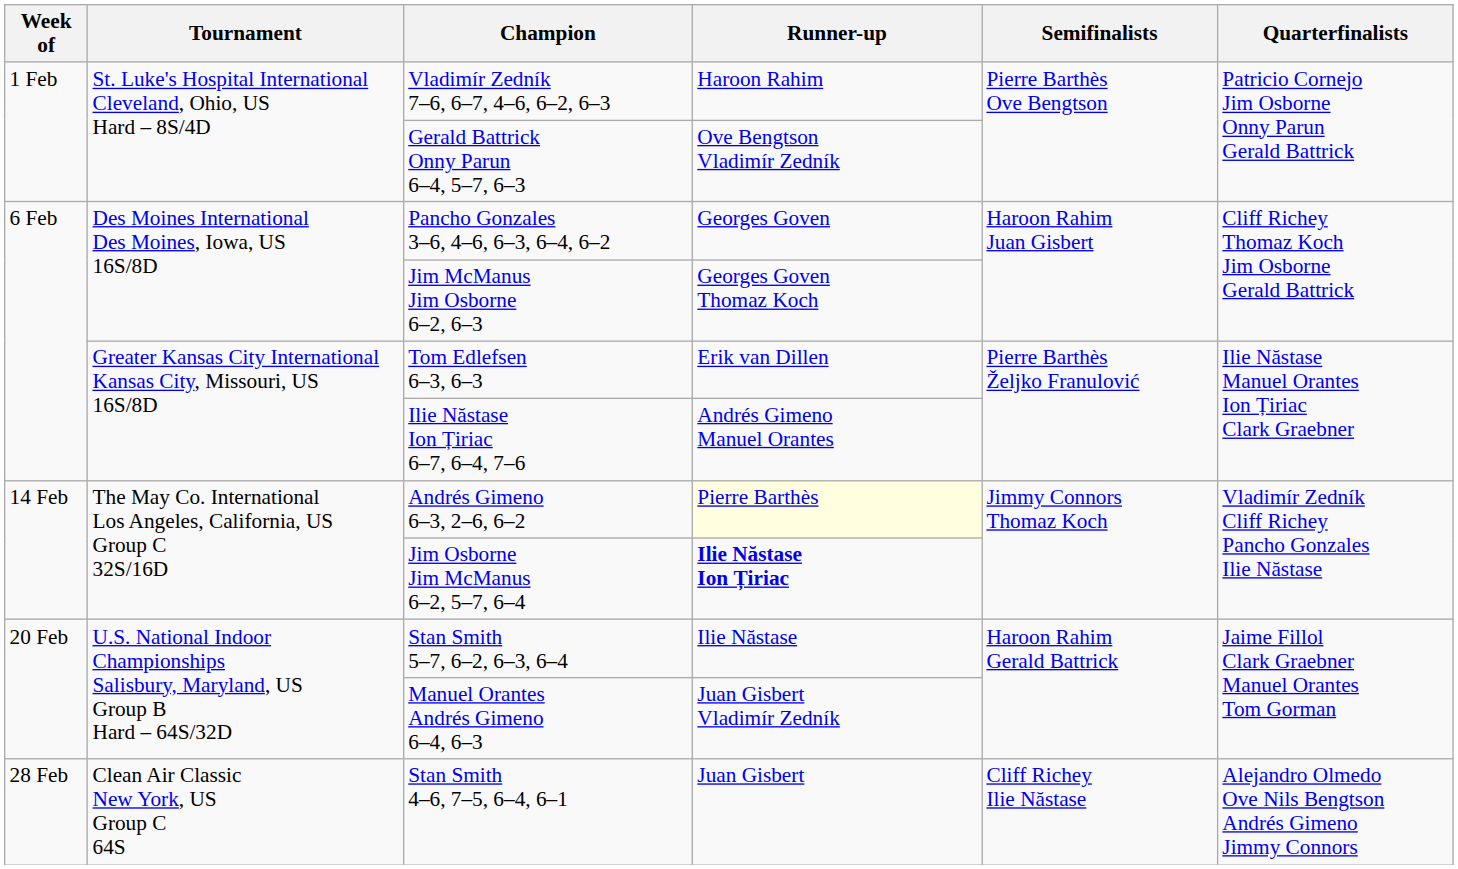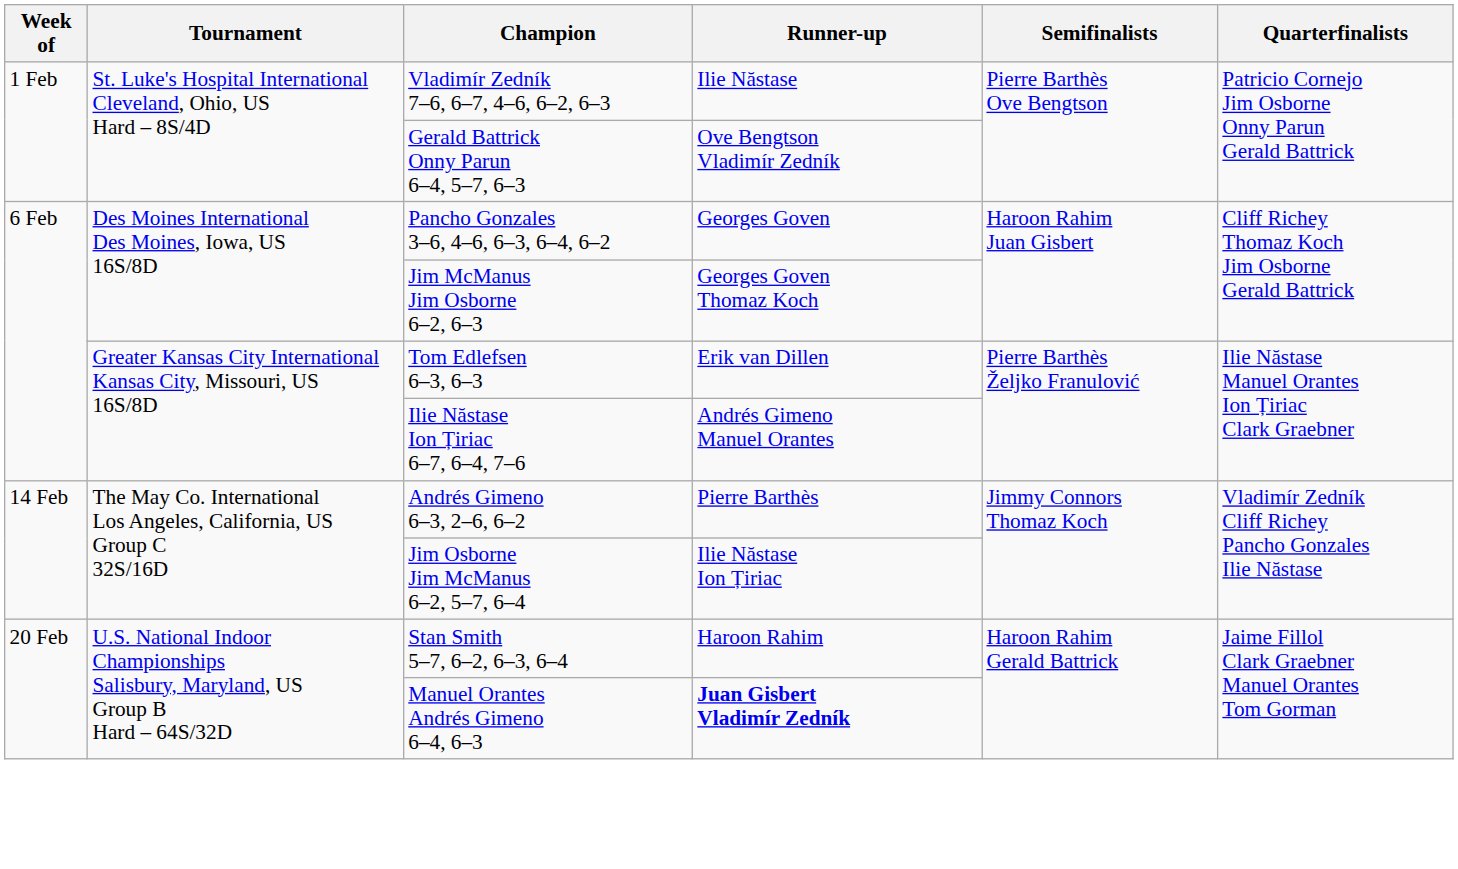(760, 79) Haroon Rahim -> (747, 79) Ilie Năstase
(758, 497) lightyellow background -> (758, 497) no background
(750, 566) bold -> (747, 566) normal
(747, 636) Ilie Năstase -> (760, 636) Haroon Rahim
(769, 705) normal -> (774, 705) bold
- row: (488, 787)
